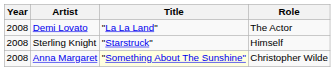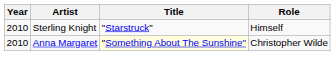- row: (60, 27)
(17, 43) 2008 -> (17, 27) 2010
(17, 58) 2008 -> (17, 43) 2010
